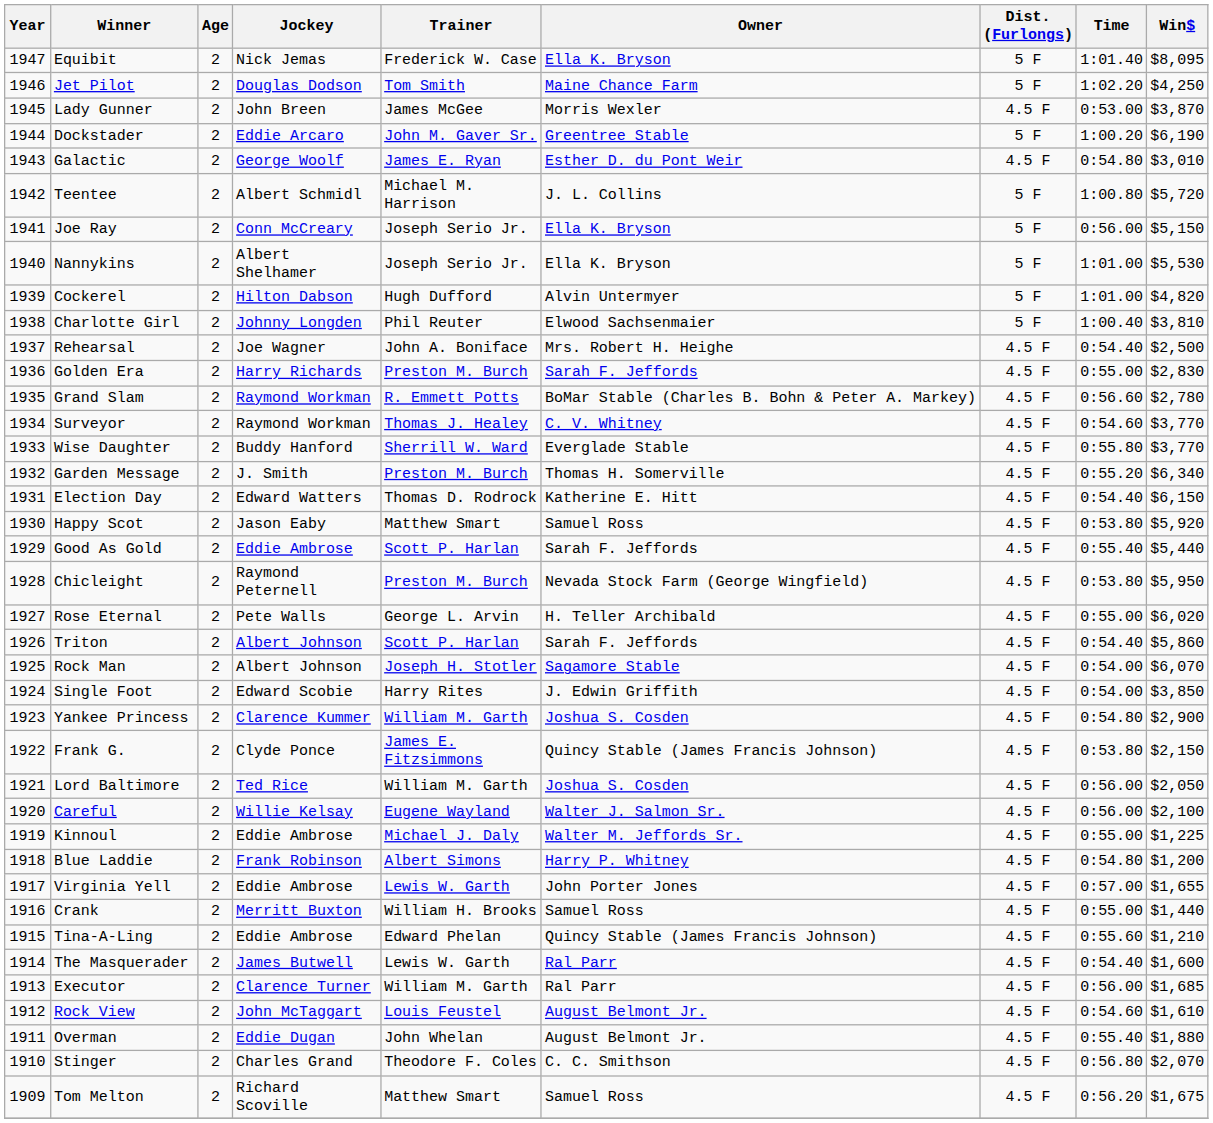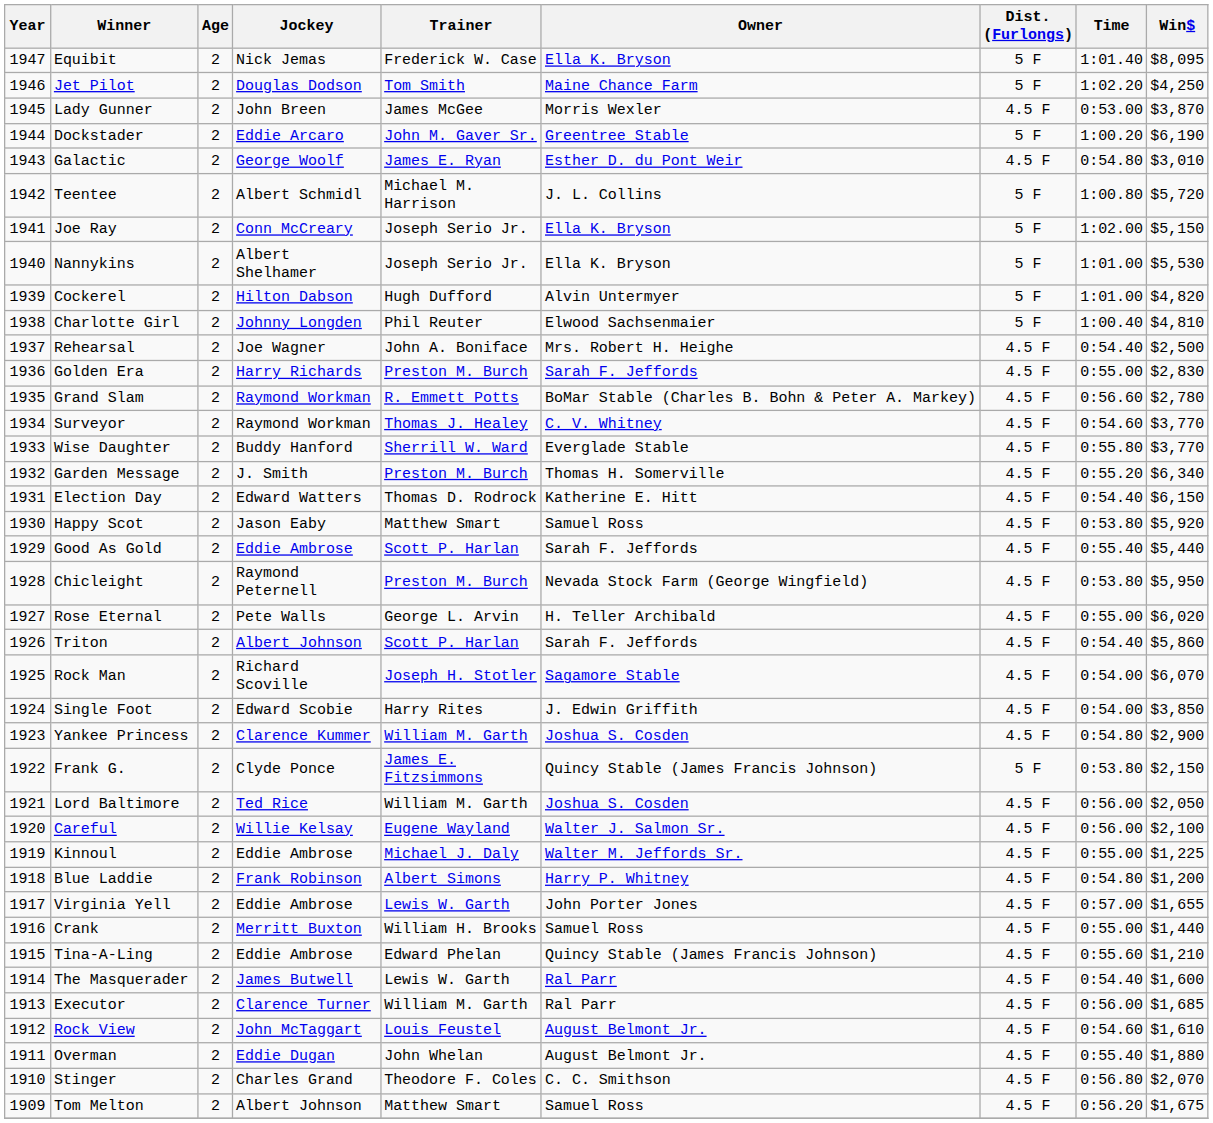(1112, 229) 0:56.00 -> (1112, 229) 1:02.00
(1177, 322) $3,810 -> (1177, 322) $4,810
(299, 667) Albert Johnson -> (272, 676) Richard Scoville
(1028, 752) 4.5 F -> (1028, 770) 5 F
(272, 1097) Richard Scoville -> (299, 1106) Albert Johnson
